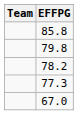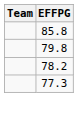- row: (54, 101)
